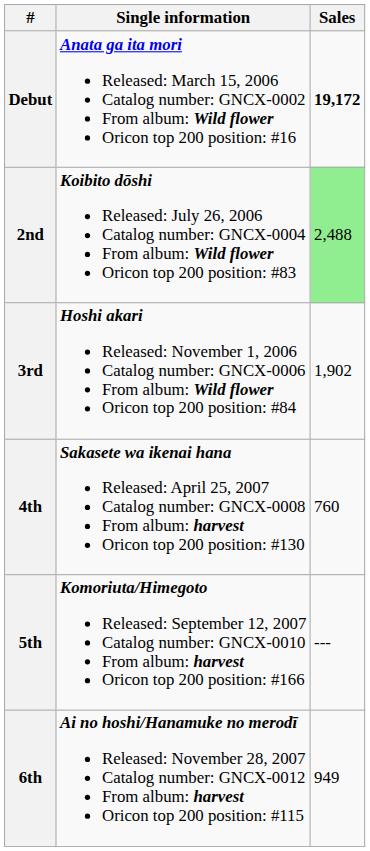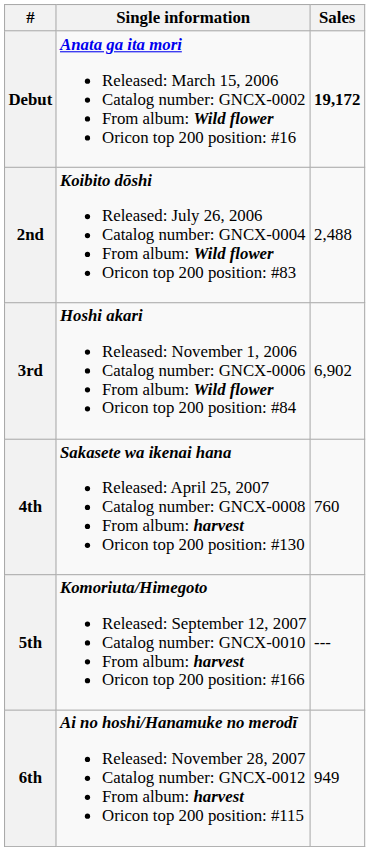(333, 234) lightgreen background -> (333, 234) no background
(333, 370) 1,902 -> (333, 370) 6,902
